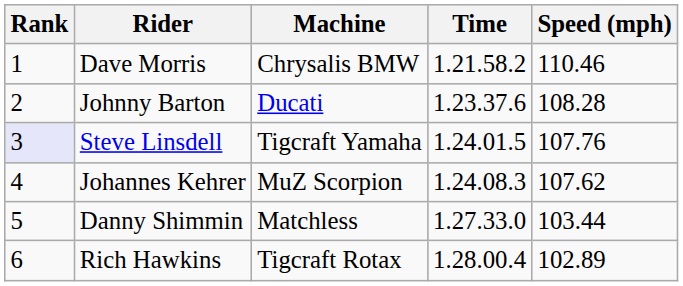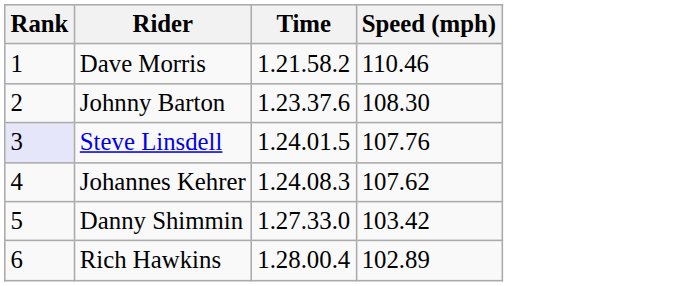- column: (339, 24)
(572, 102) 108.28 -> (396, 102) 108.30
(572, 220) 103.44 -> (396, 220) 103.42
